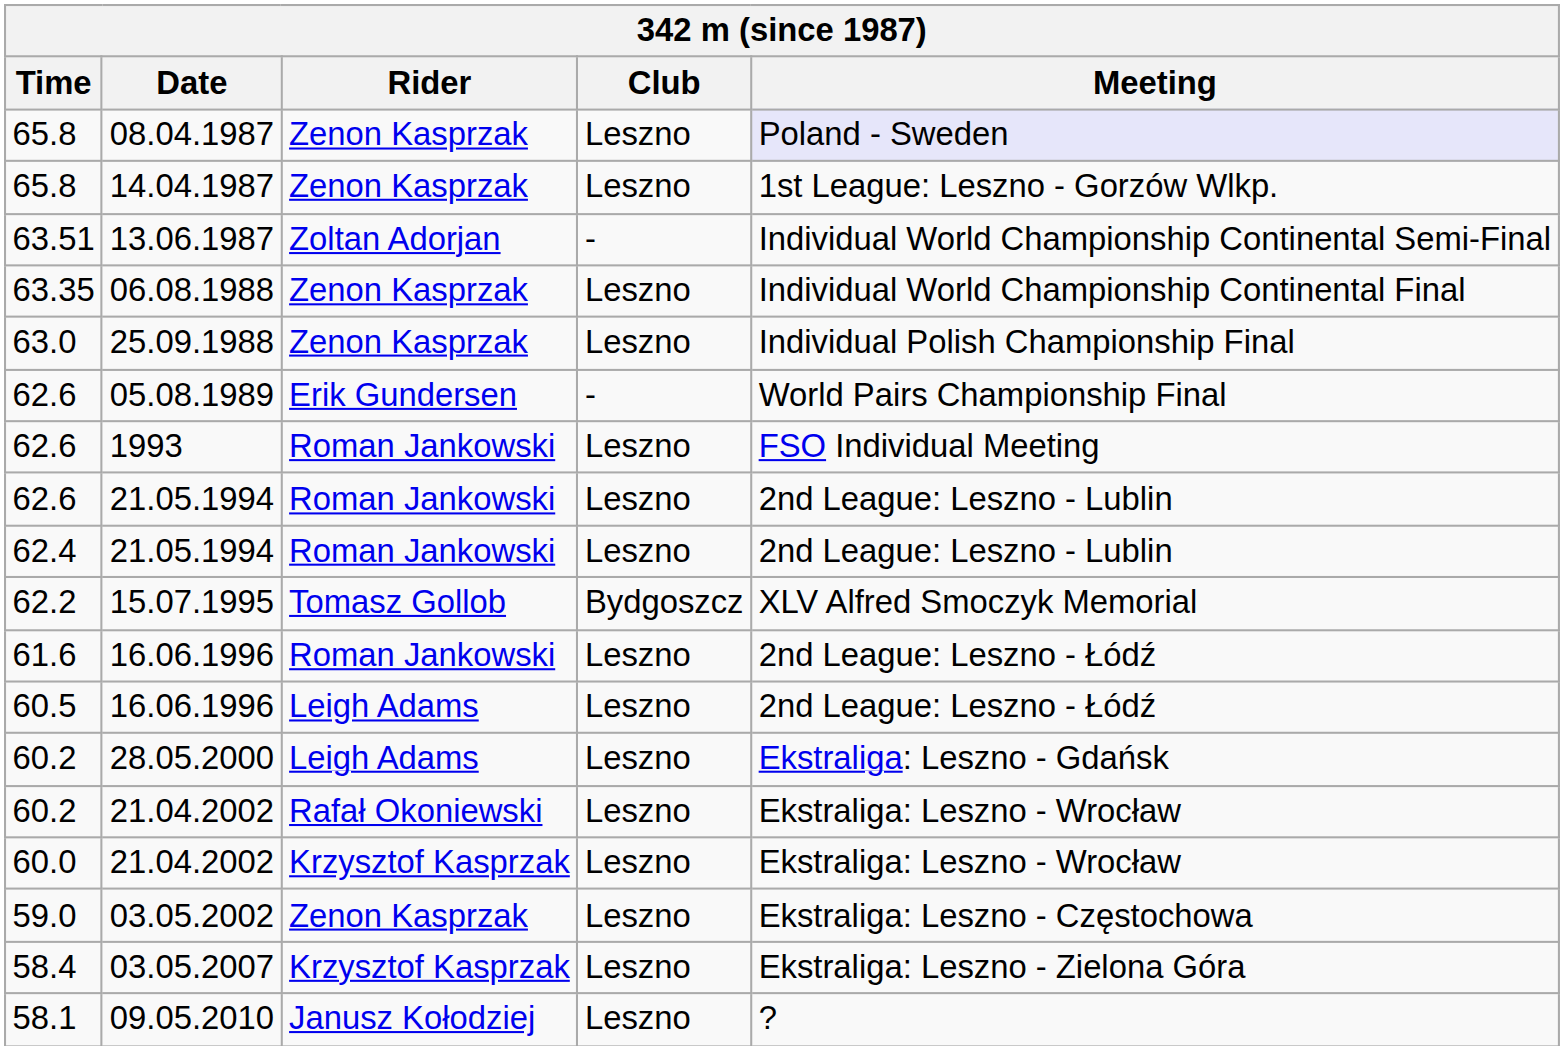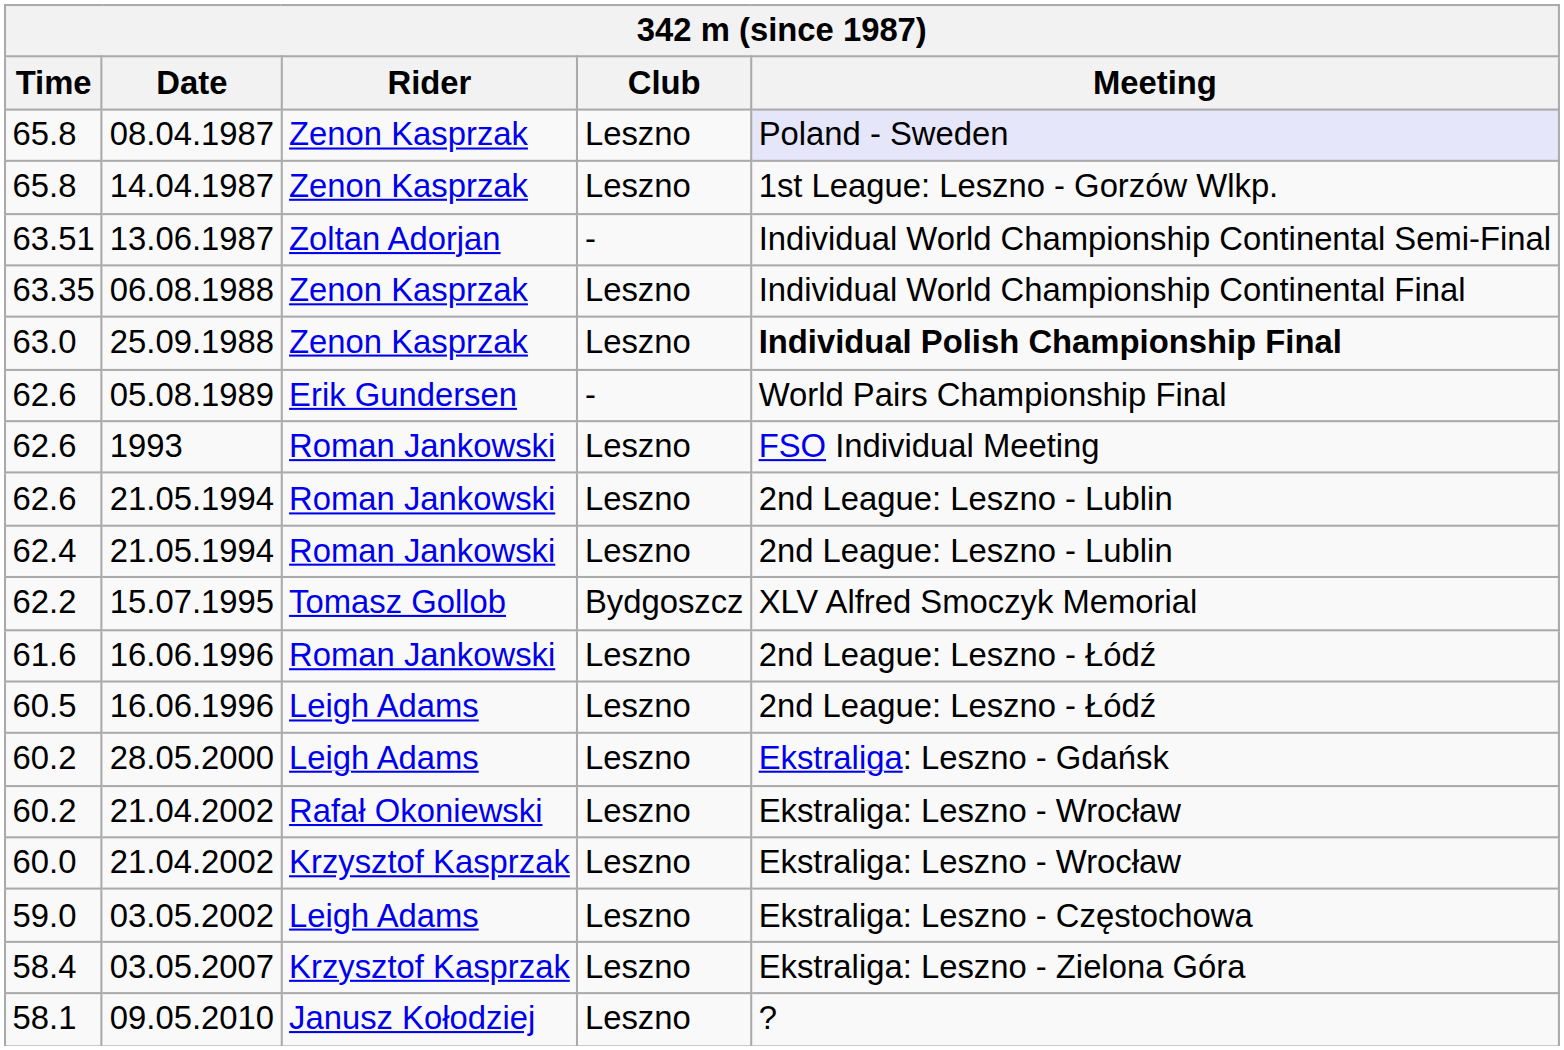(1027, 342) normal -> (1050, 342) bold
(409, 914) Zenon Kasprzak -> (384, 914) Leigh Adams
